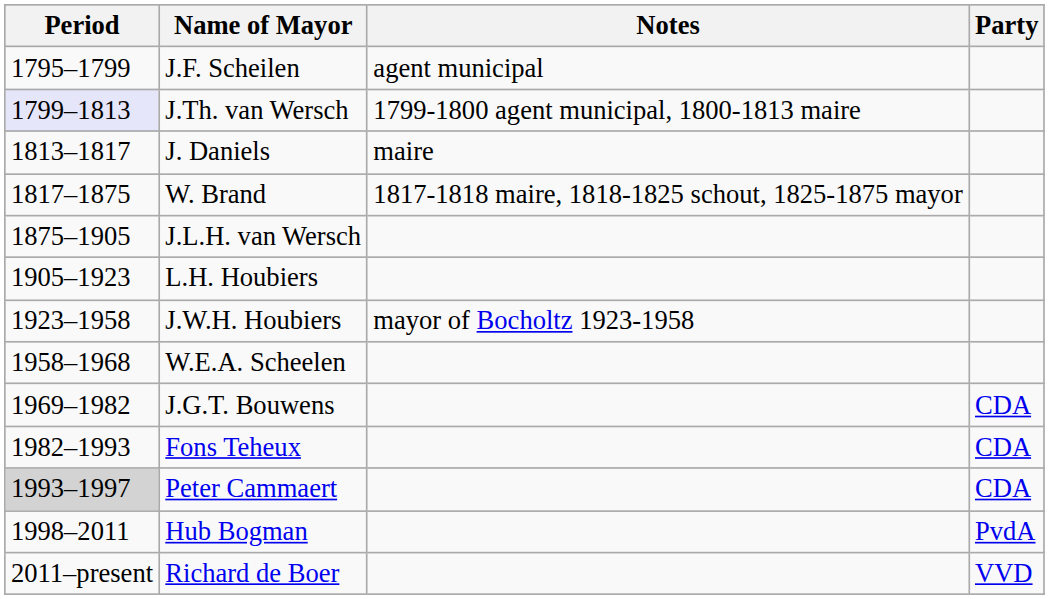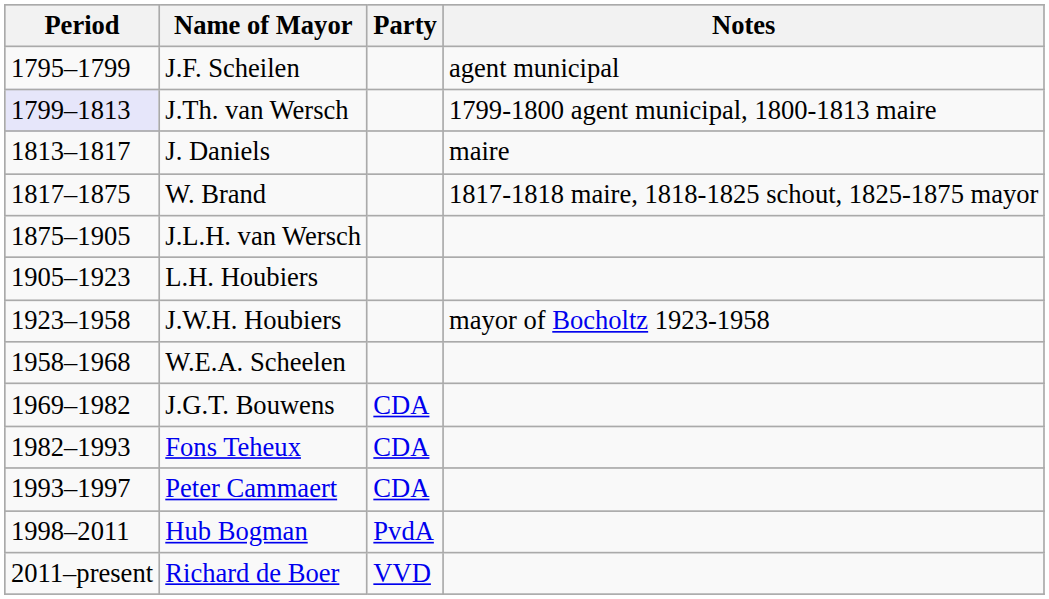columns swapped: (1007, 25) <-> (668, 25)
(71, 488) lightgrey background -> (71, 488) no background
